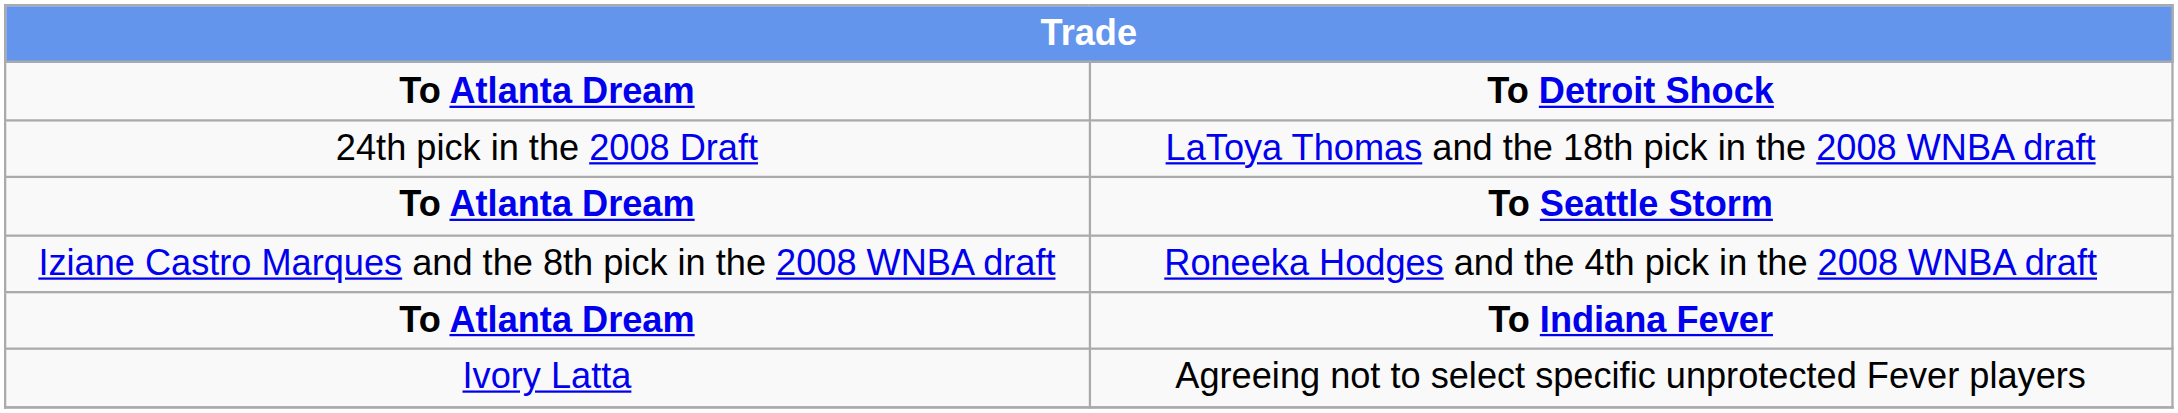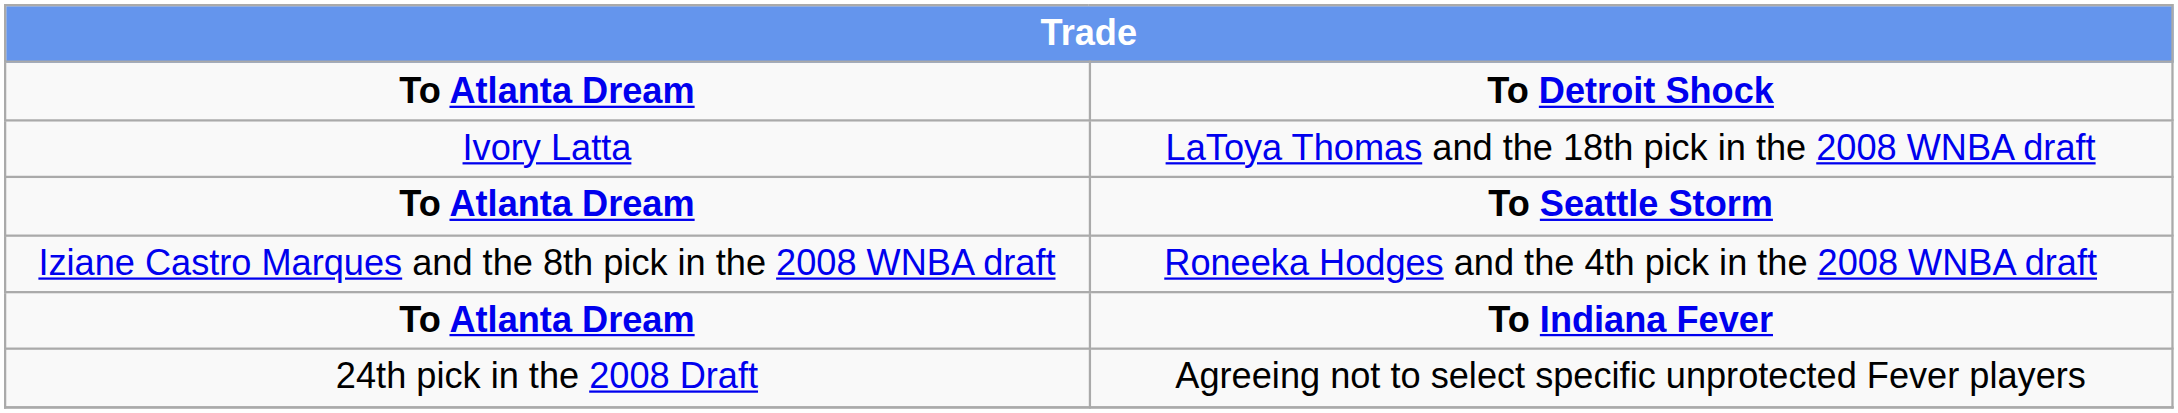(547, 147) 24th pick in the 2008 Draft -> (547, 147) Ivory Latta
(547, 377) Ivory Latta -> (547, 377) 24th pick in the 2008 Draft
